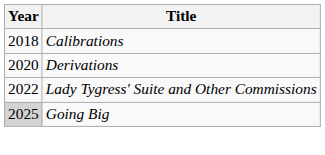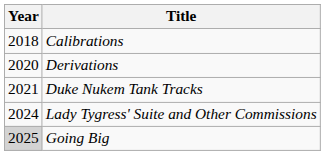+ row: (124, 89)
(23, 89) 2022 -> (23, 114) 2024
